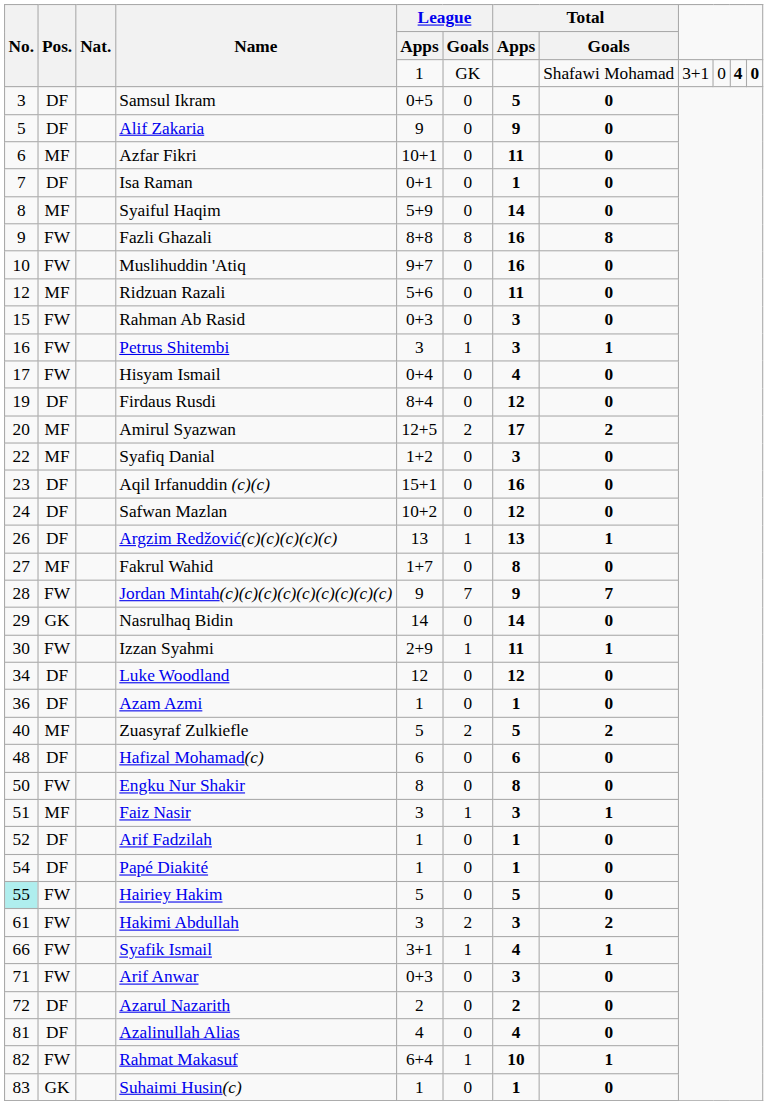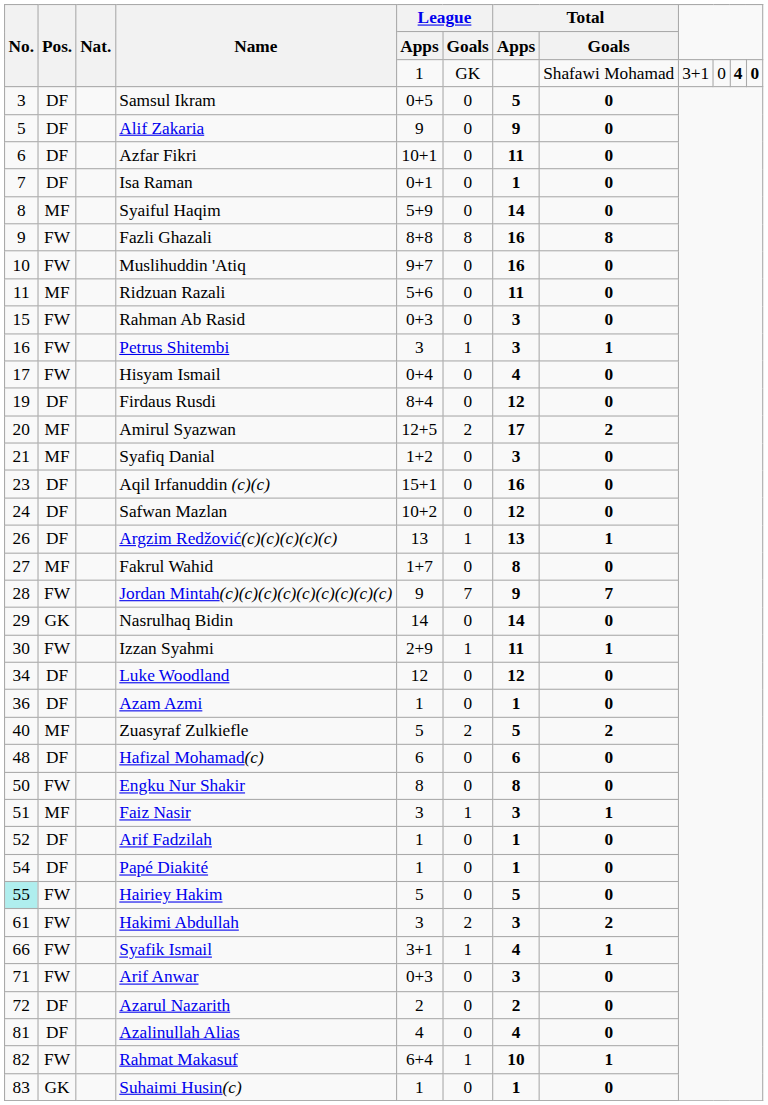(57, 155) MF -> (57, 155) DF
(21, 292) 12 -> (21, 292) 11
(21, 456) 22 -> (21, 456) 21
